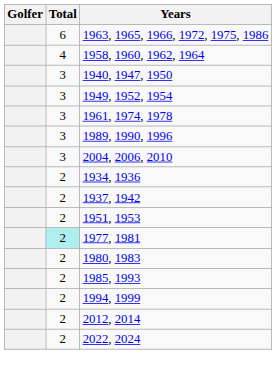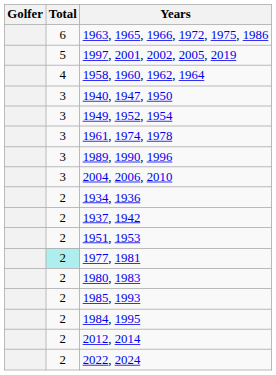+ row: (159, 55)
+ row: (111, 319)
- row: (111, 298)
